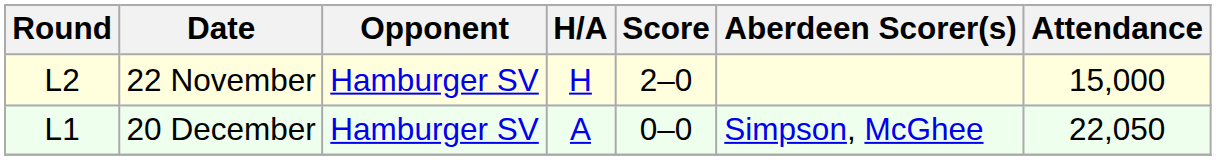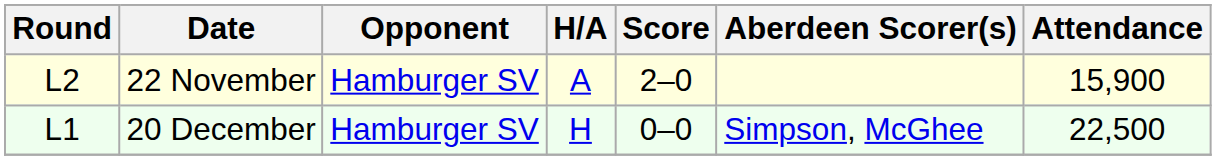(580, 79) H -> (580, 79) A
(1117, 79) 15,000 -> (1117, 79) 15,900
(580, 129) A -> (580, 129) H
(1117, 129) 22,050 -> (1117, 129) 22,500
